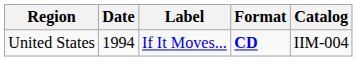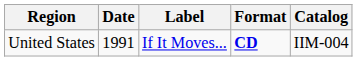(118, 42) 1994 -> (118, 42) 1991
